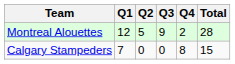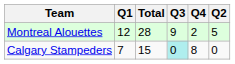columns swapped: (146, 13) <-> (213, 13)
(162, 50) no background -> (173, 50) paleturquoise background
